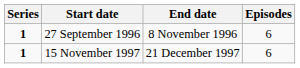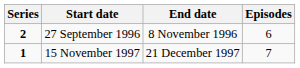(23, 33) 1 -> (23, 33) 2
(269, 53) 6 -> (269, 53) 7
